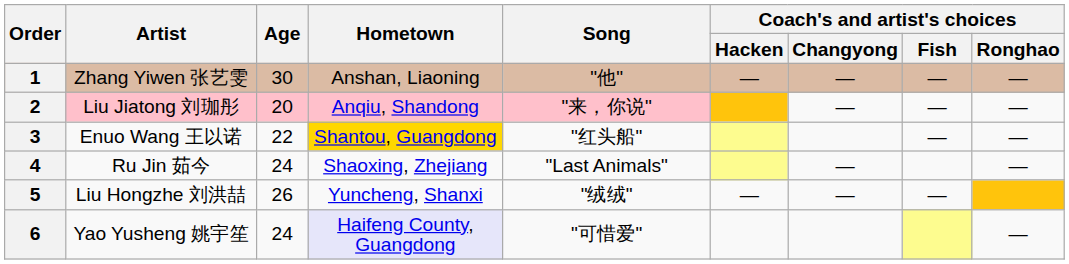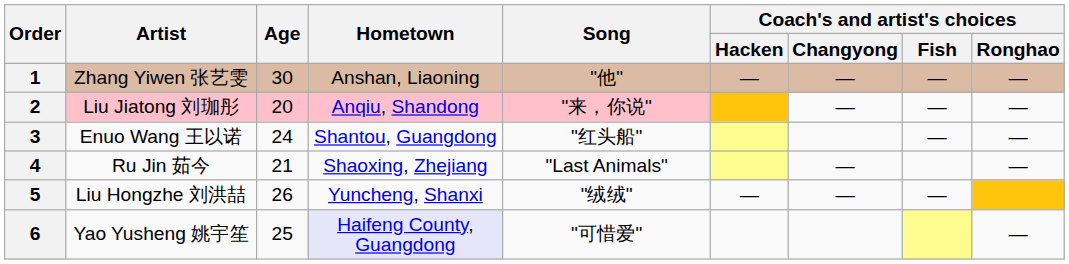(282, 136) 22 -> (282, 136) 24
(405, 136) gold background -> (405, 136) no background
(282, 165) 24 -> (282, 165) 21
(282, 234) 24 -> (282, 234) 25
